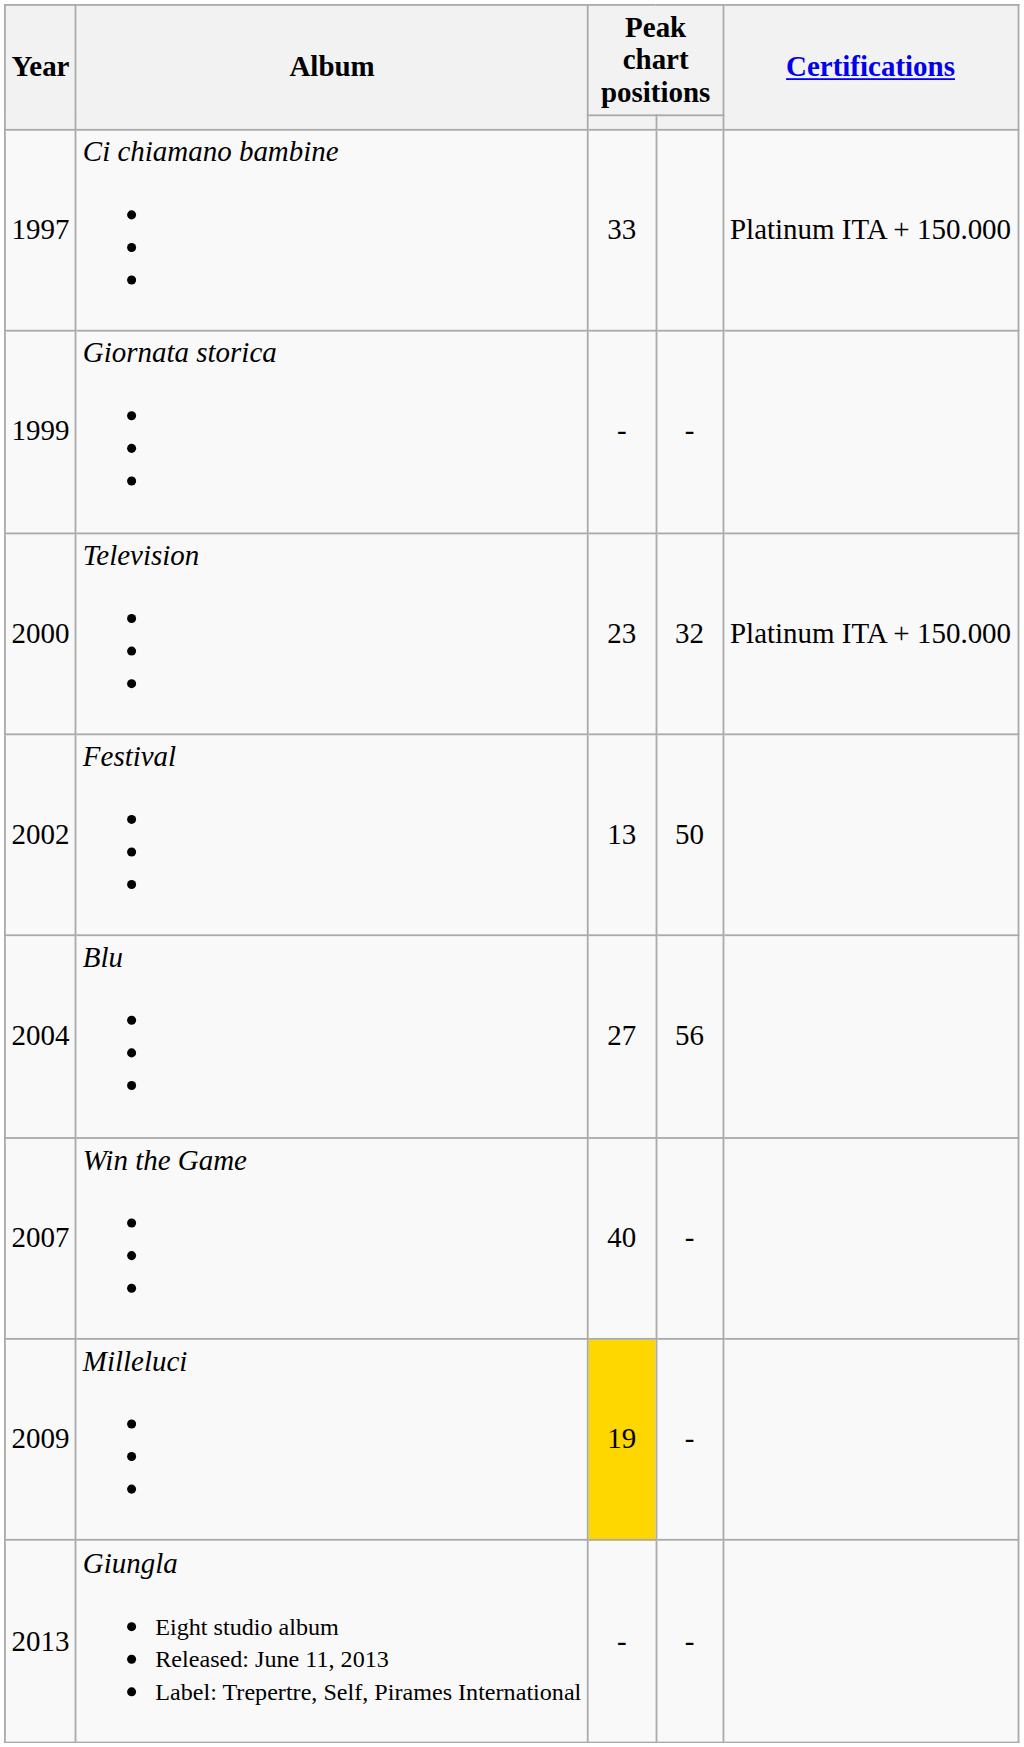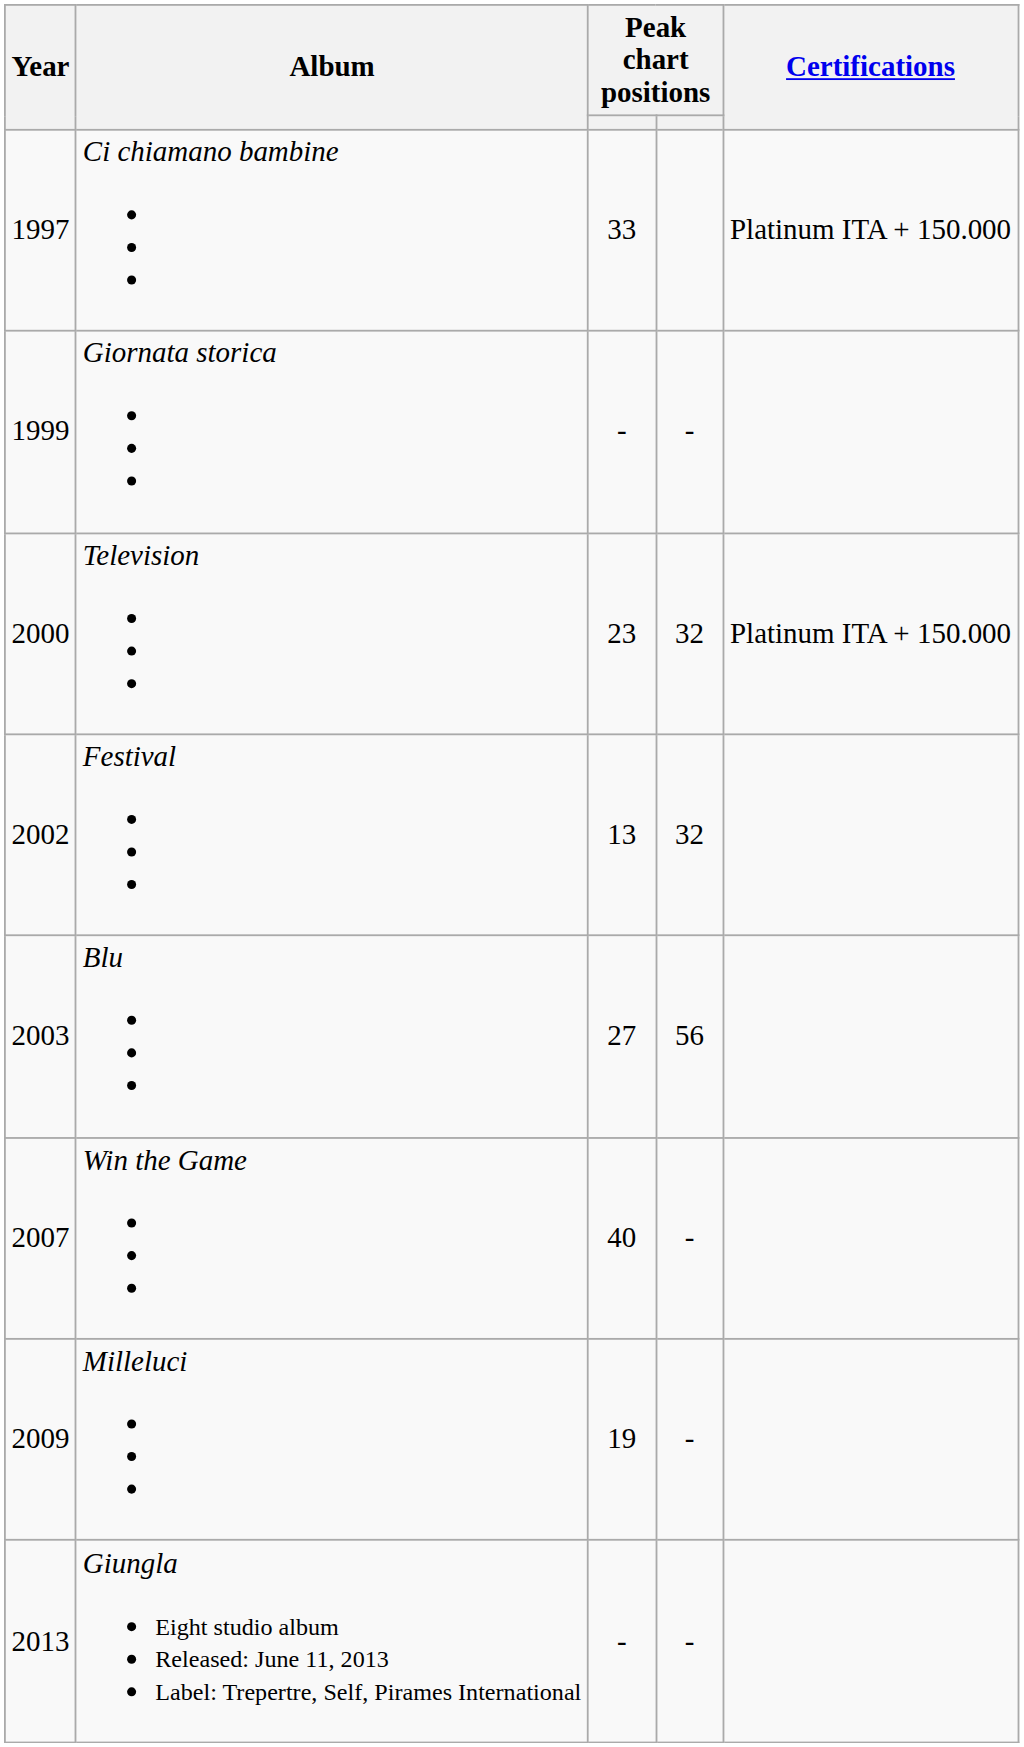(689, 834) 50 -> (689, 834) 32
(41, 1036) 2004 -> (41, 1036) 2003
(622, 1439) gold background -> (622, 1439) no background
